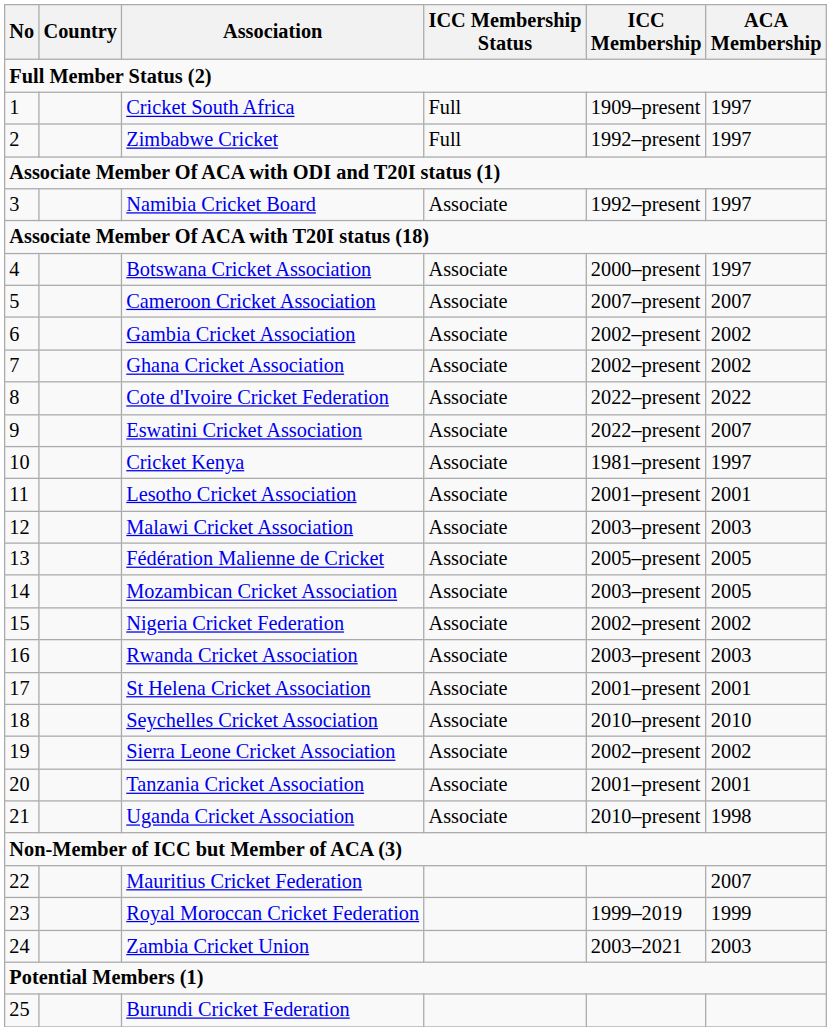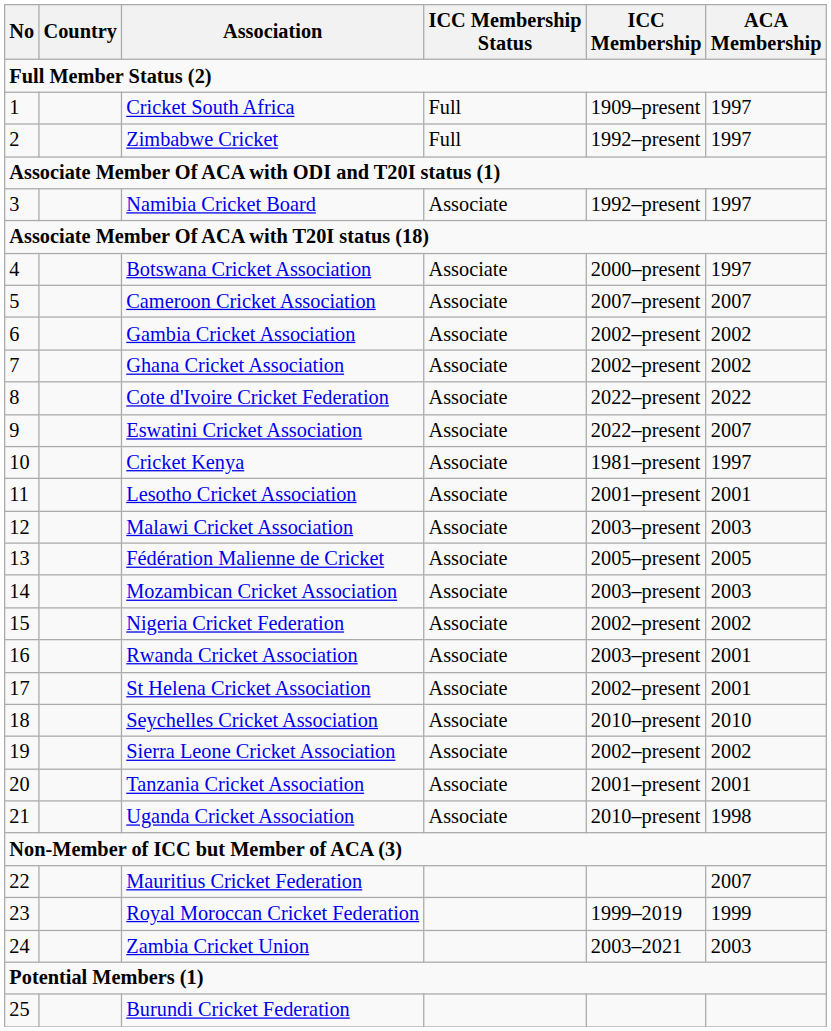(731, 591) 2005 -> (731, 591) 2003
(731, 655) 2003 -> (731, 655) 2001
(646, 687) 2001–present -> (646, 687) 2002–present
